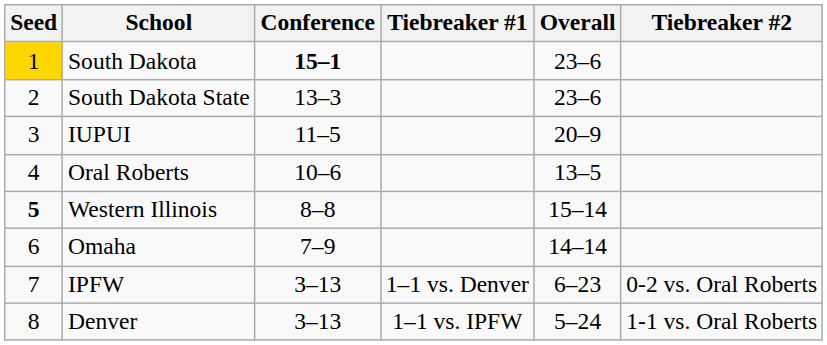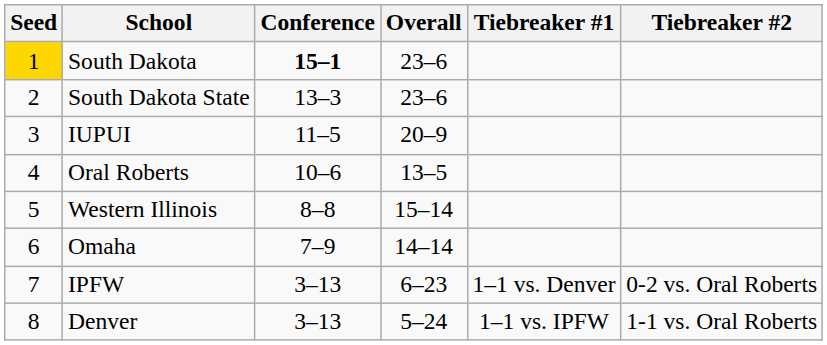columns swapped: (578, 23) <-> (457, 23)
(34, 209) bold -> (34, 209) normal
